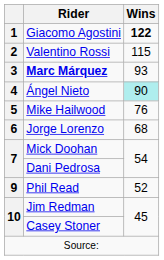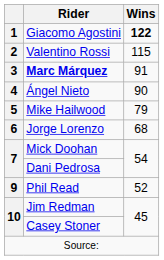(141, 71) 93 -> (141, 71) 91
(141, 91) paleturquoise background -> (141, 91) no background
(141, 110) 76 -> (141, 110) 79
